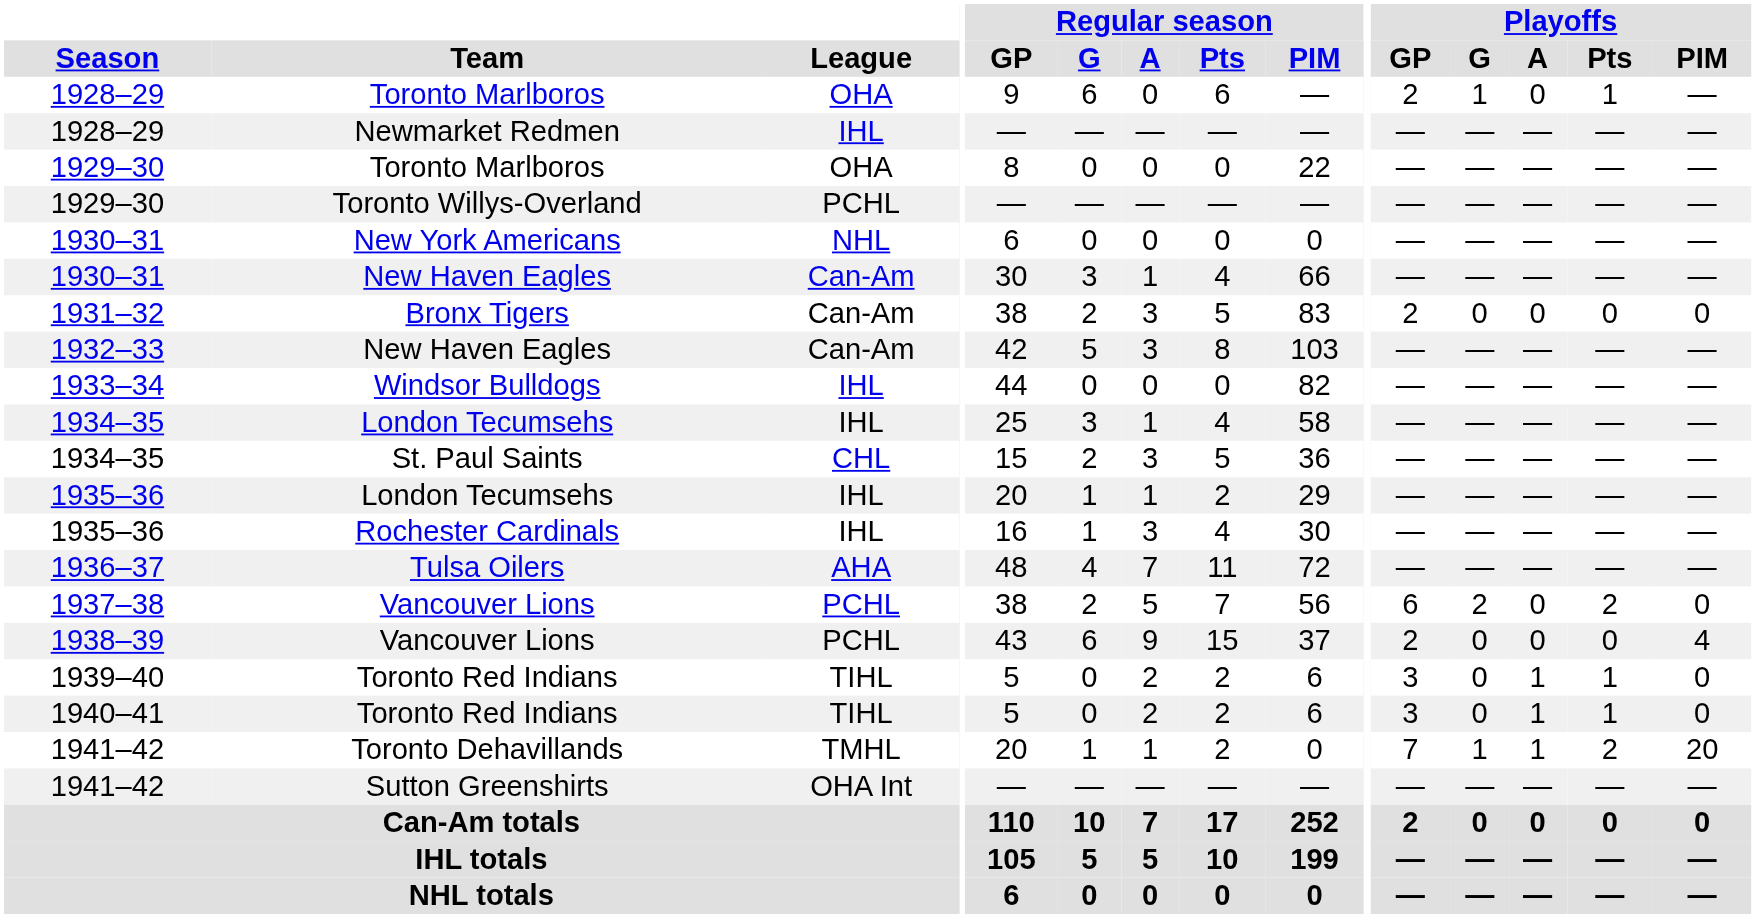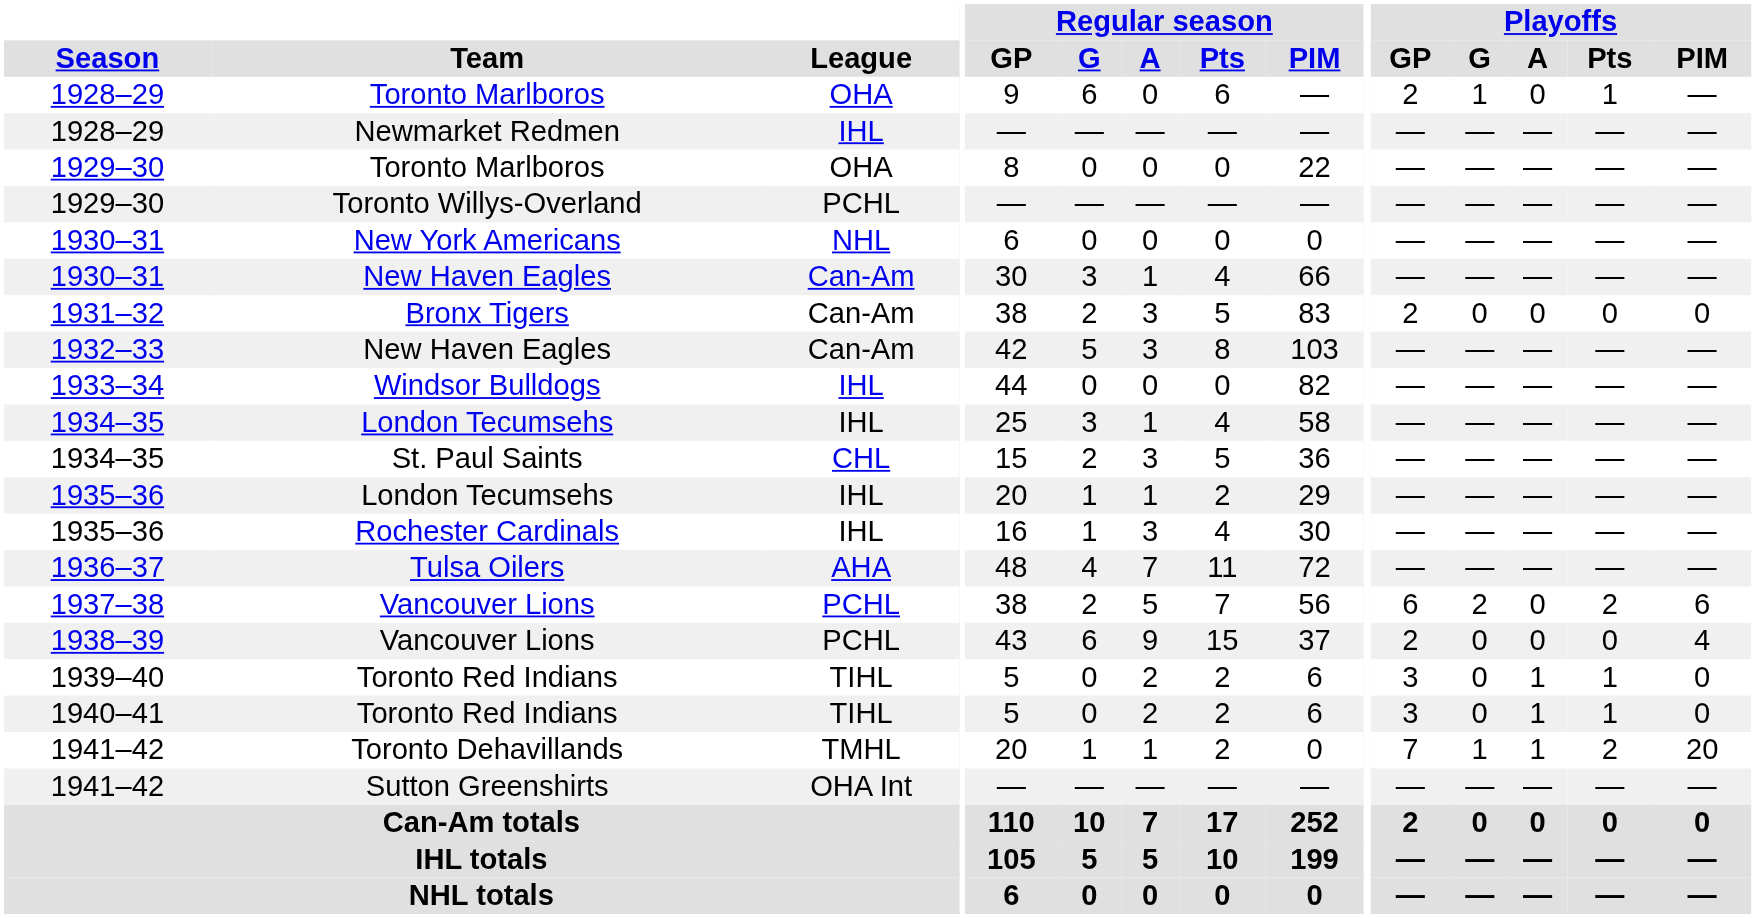(1702, 604) 0 -> (1702, 604) 6
